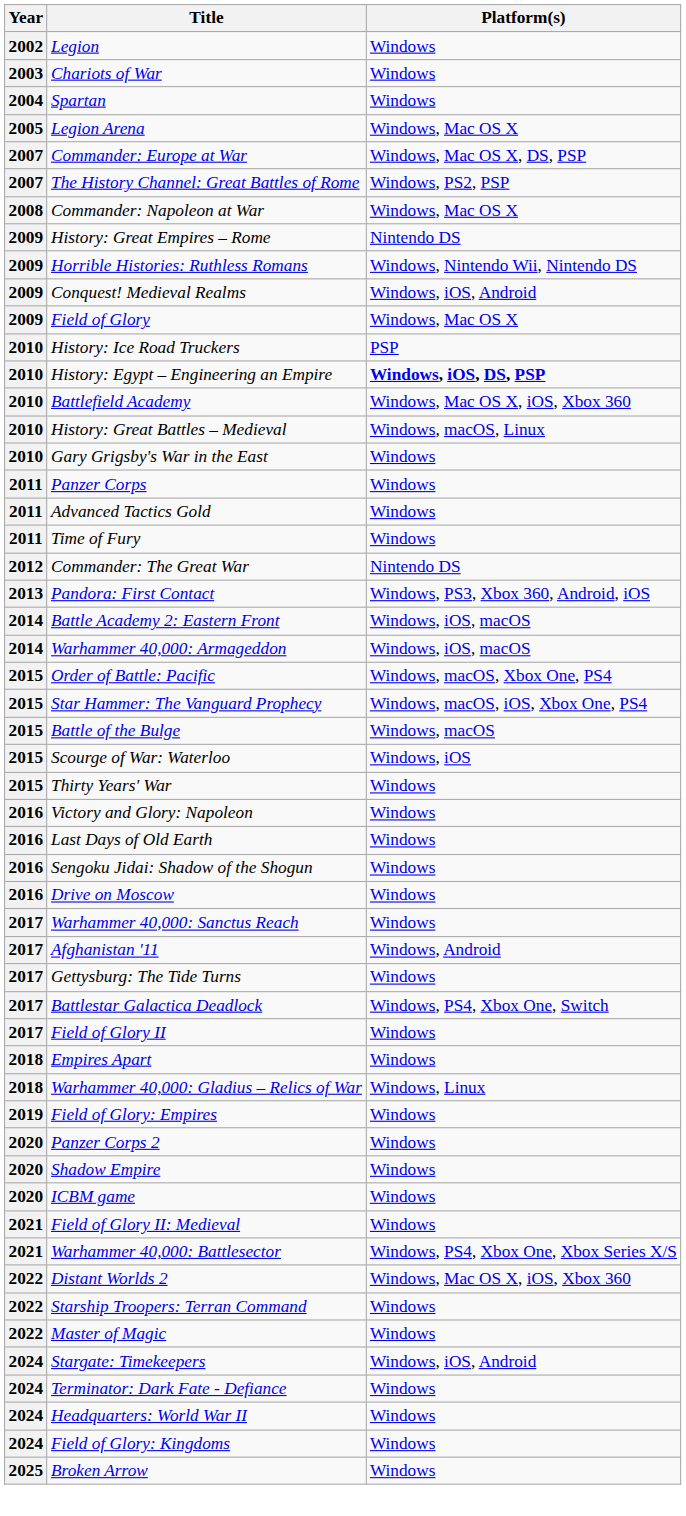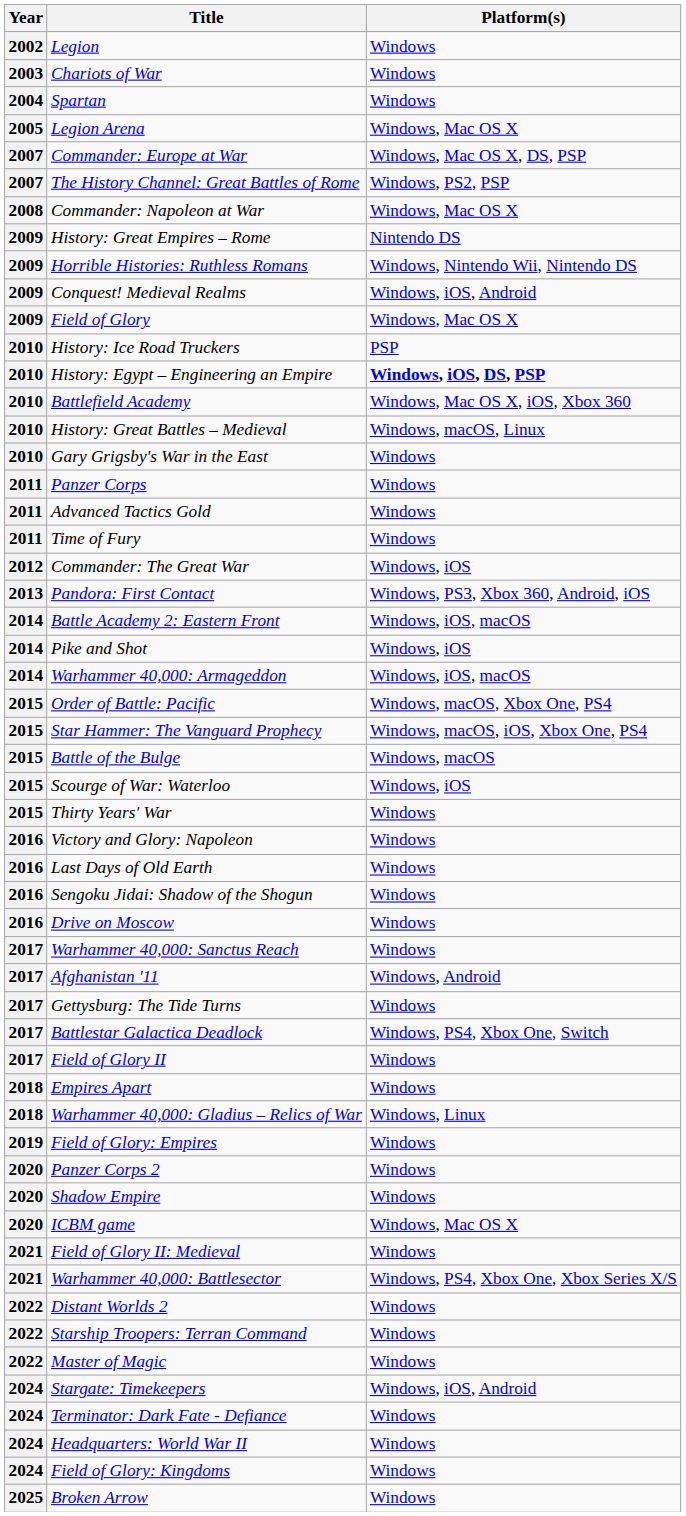(415, 566) Nintendo DS -> (420, 566) Windows, iOS
+ row: (99, 648)
(403, 1196) Windows -> (444, 1224) Windows, Mac OS X
(500, 1278) Windows, Mac OS X, iOS, Xbox 360 -> (403, 1306) Windows
